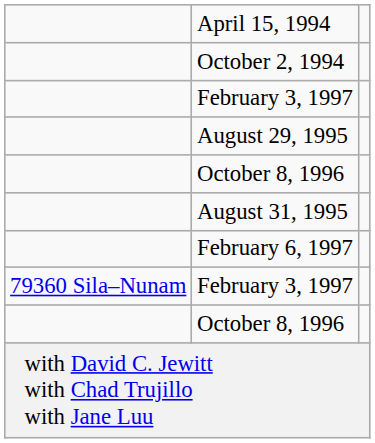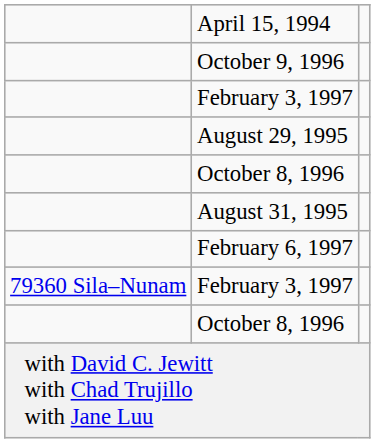- row: (98, 61)
+ row: (98, 61)
